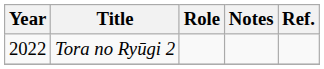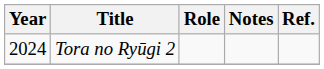(28, 49) 2022 -> (28, 49) 2024
